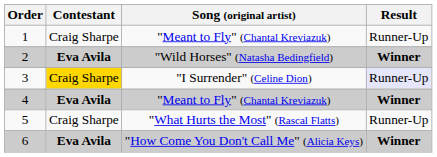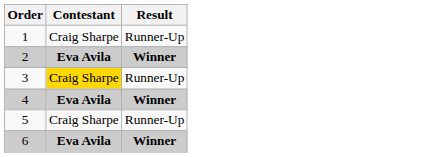- column: (244, 15)
(399, 78) lavender background -> (155, 78) no background
